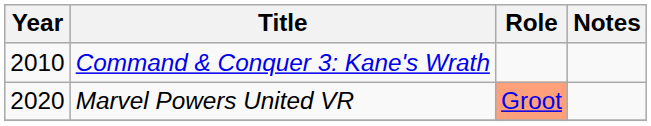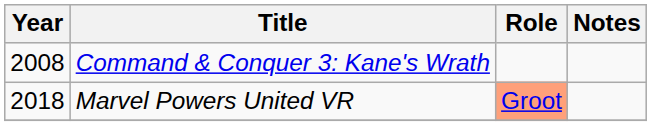(37, 62) 2010 -> (37, 62) 2008
(37, 100) 2020 -> (37, 100) 2018
